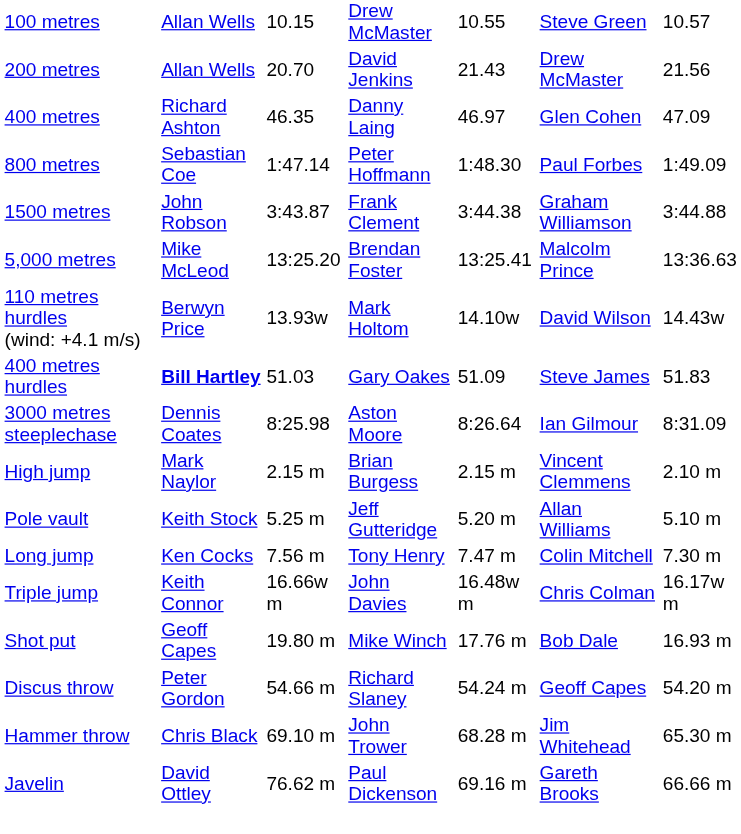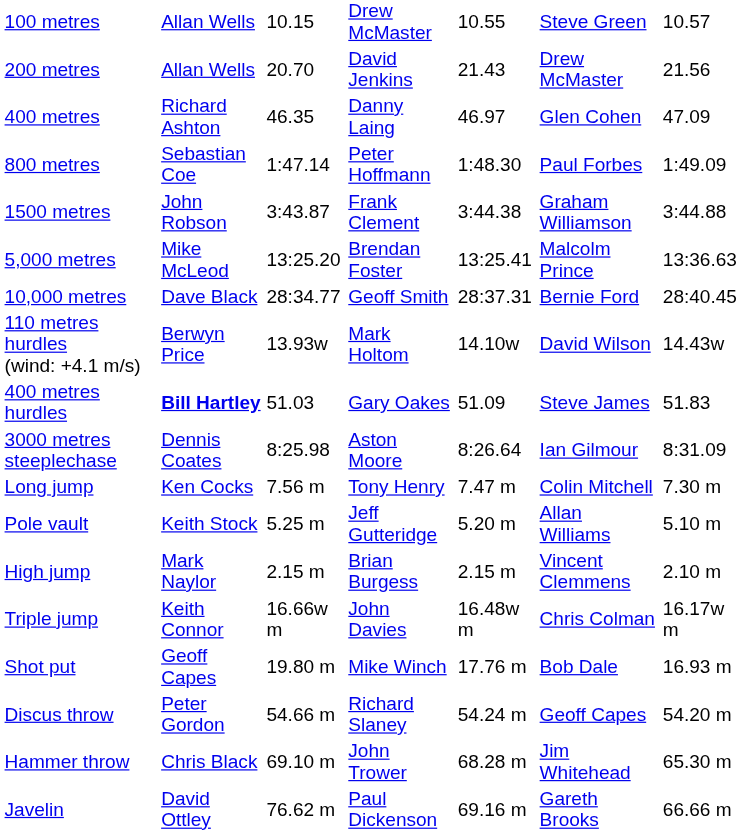+ row: (65, 296)
rows swapped: (47, 471) <-> (49, 556)
